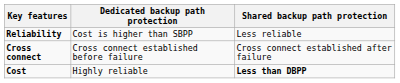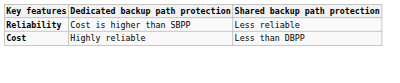- row: (24, 53)
(272, 71) bold -> (270, 38) normal
